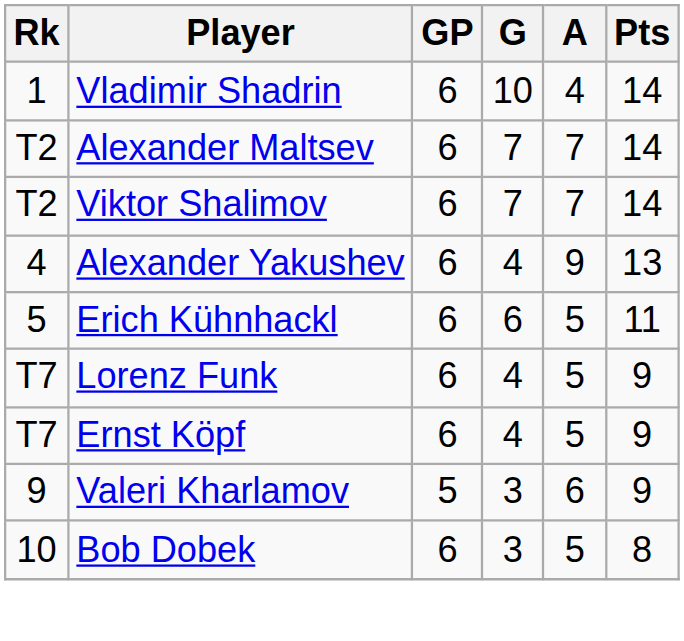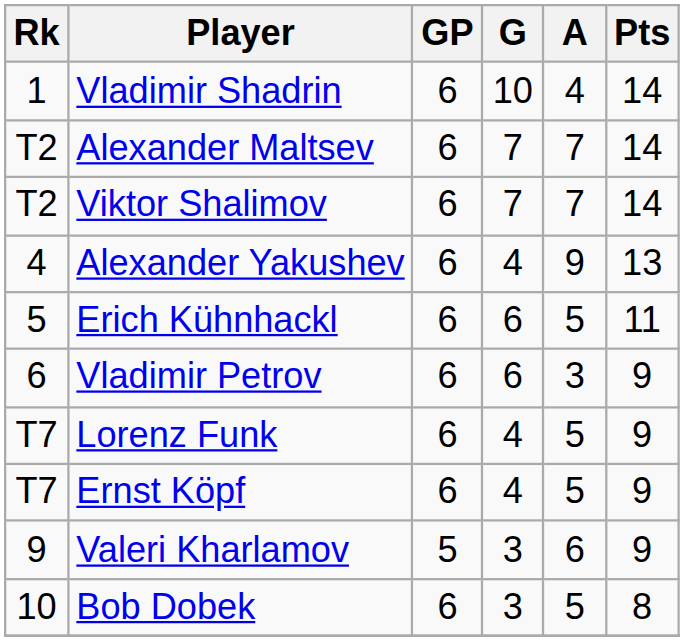+ row: (199, 377)
